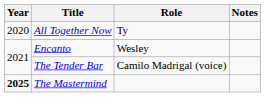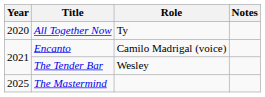(133, 48) Wesley -> (172, 48) Camilo Madrigal (voice)
(172, 65) Camilo Madrigal (voice) -> (133, 65) Wesley
(18, 83) bold -> (18, 83) normal
